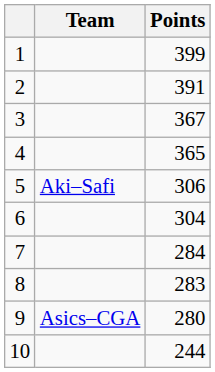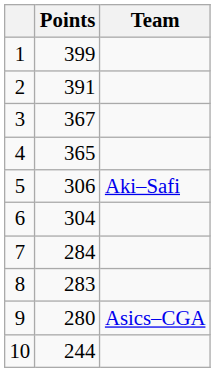columns swapped: (90, 20) <-> (178, 20)
